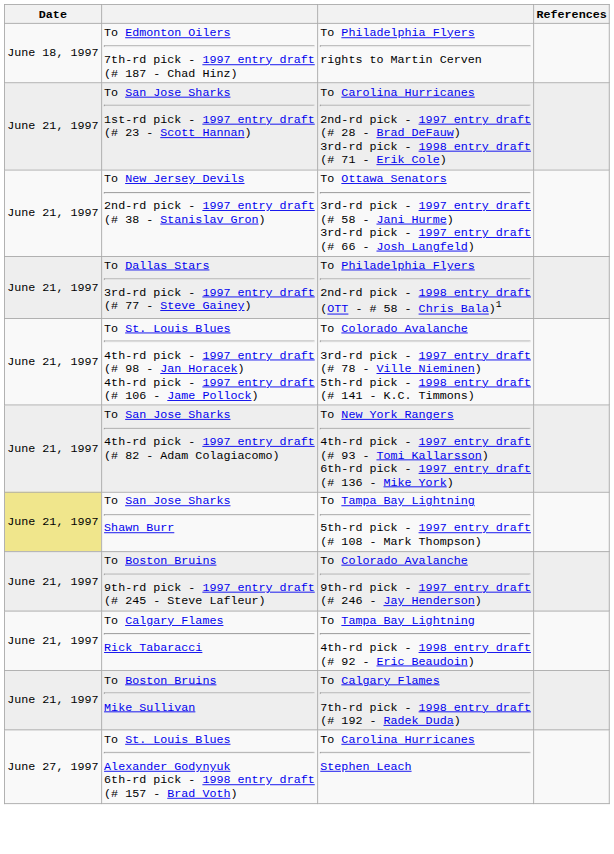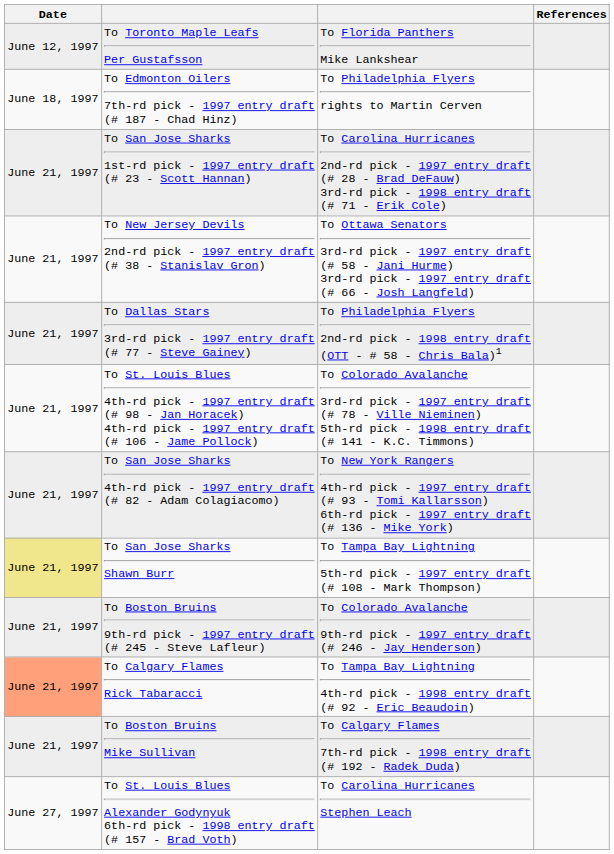+ row: (209, 47)
(53, 641) no background -> (53, 687) lightsalmon background
